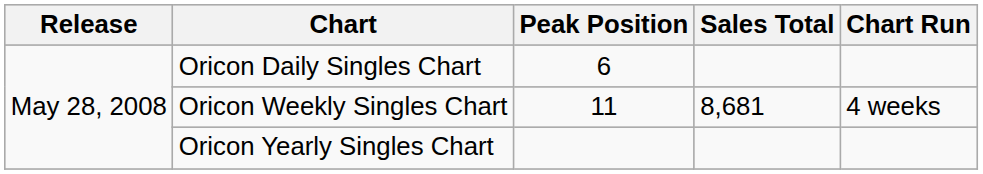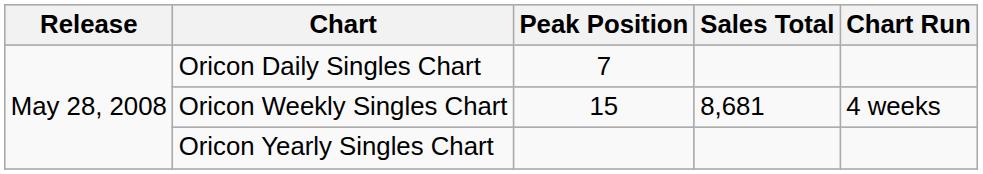(604, 65) 6 -> (604, 65) 7
(604, 106) 11 -> (604, 106) 15
